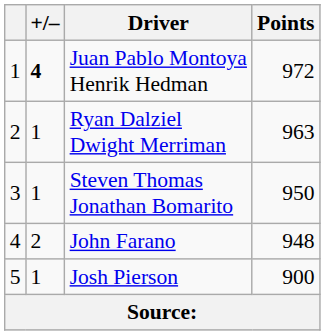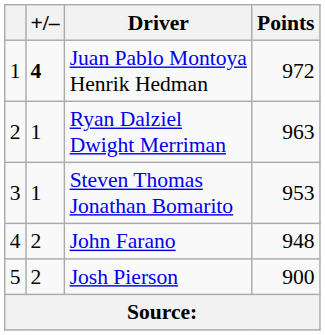(298, 193) 950 -> (298, 193) 953
(36, 277) 1 -> (36, 277) 2
